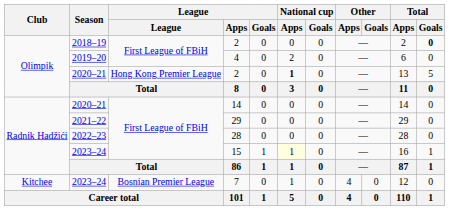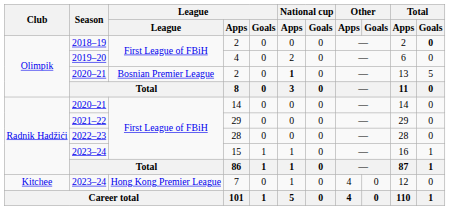(166, 74) Hong Kong Premier League -> (166, 74) Bosnian Premier League
(292, 151) lightyellow background -> (292, 151) no background
(166, 182) Bosnian Premier League -> (166, 182) Hong Kong Premier League
